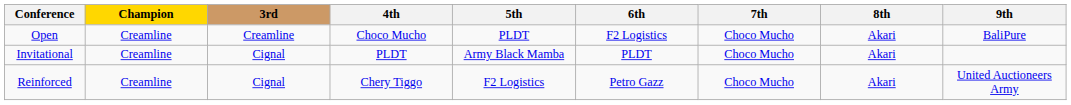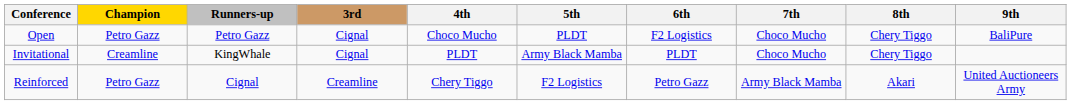+ column: (242, 14)
(146, 35) Creamline -> (133, 35) Petro Gazz
(269, 35) Creamline -> (352, 35) Cignal
(882, 35) Akari -> (901, 35) Chery Tiggo
(882, 55) Akari -> (901, 55) Chery Tiggo
(146, 82) Creamline -> (133, 82) Petro Gazz
(269, 82) Cignal -> (352, 82) Creamline
(759, 82) Choco Mucho -> (791, 82) Army Black Mamba
